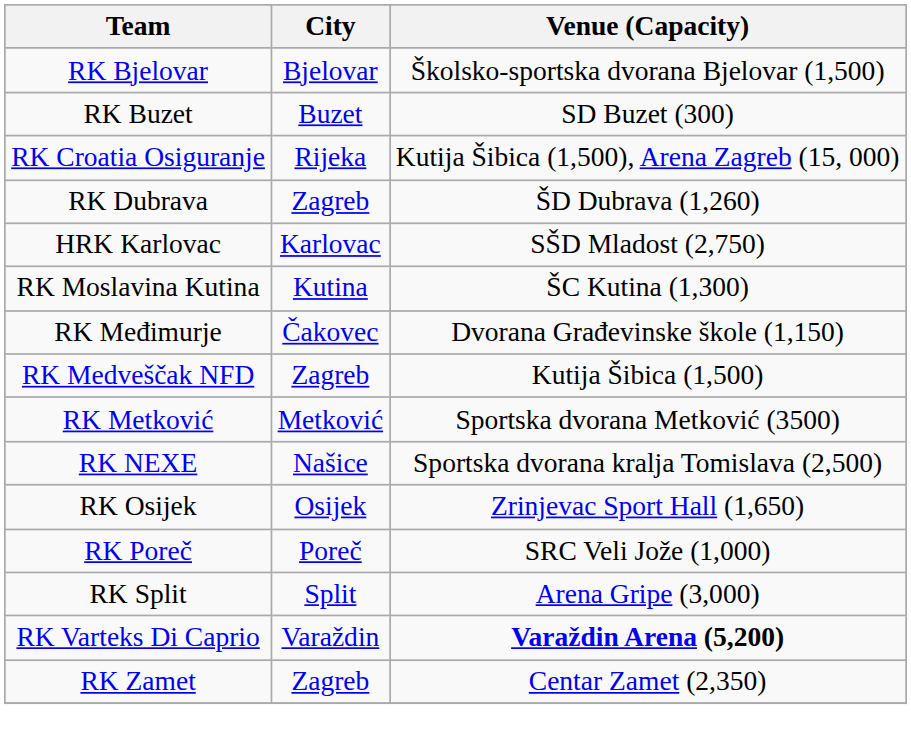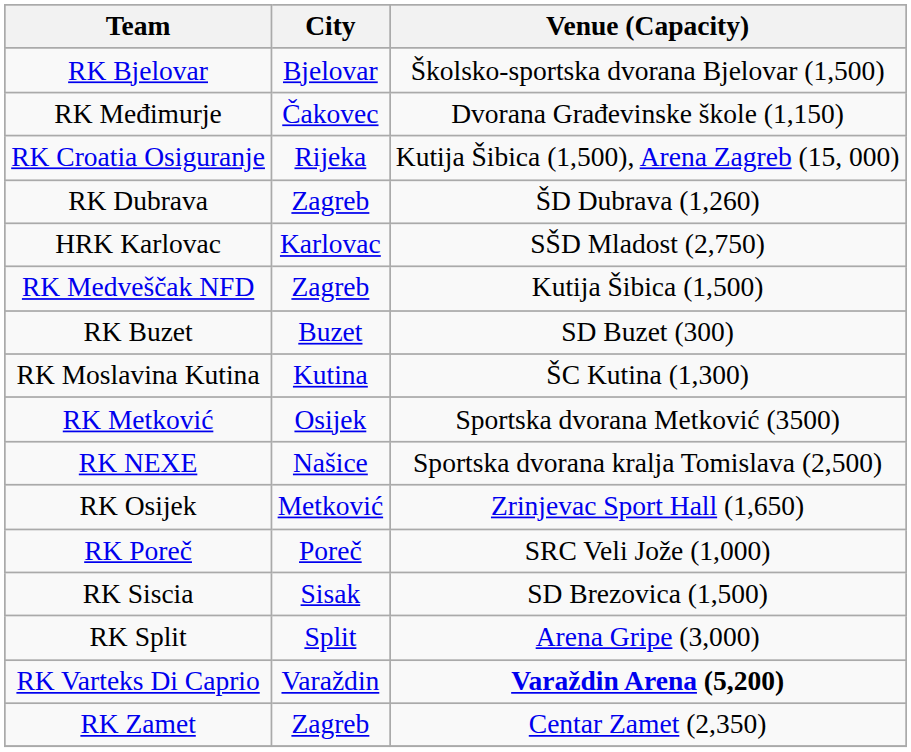rows swapped: (138, 113) <-> (138, 331)
rows swapped: (138, 375) <-> (138, 288)
(330, 419) Metković -> (330, 419) Osijek
(330, 506) Osijek -> (330, 506) Metković
+ row: (138, 593)
